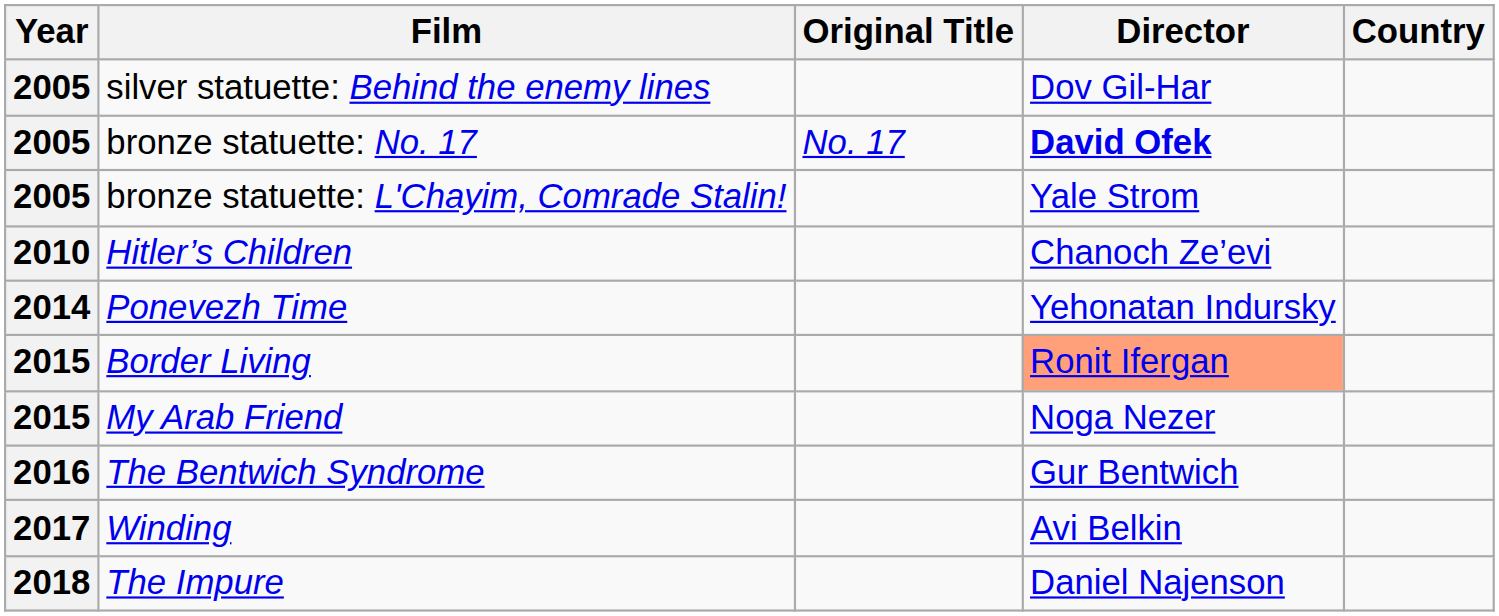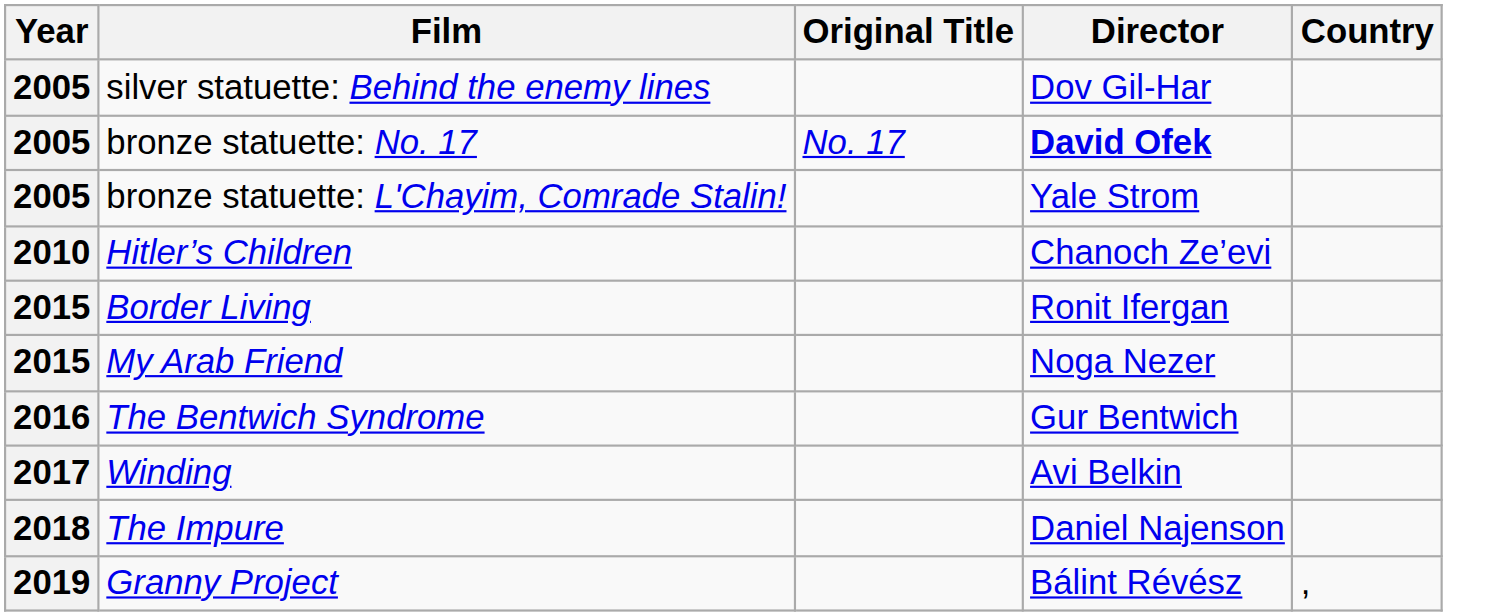- row: (227, 307)
(1129, 362) lightsalmon background -> (1129, 307) no background
+ row: (222, 582)
